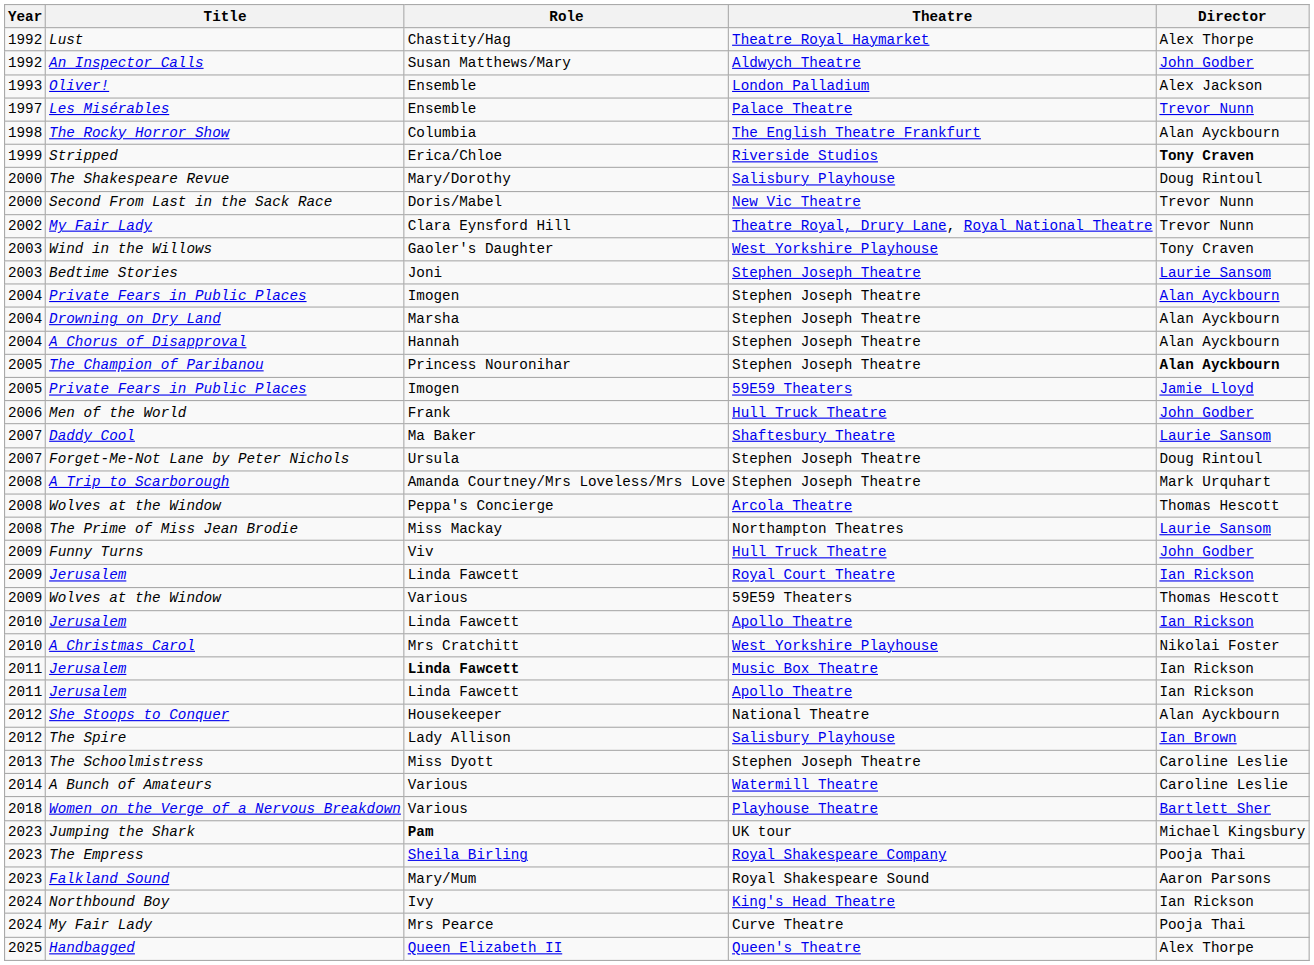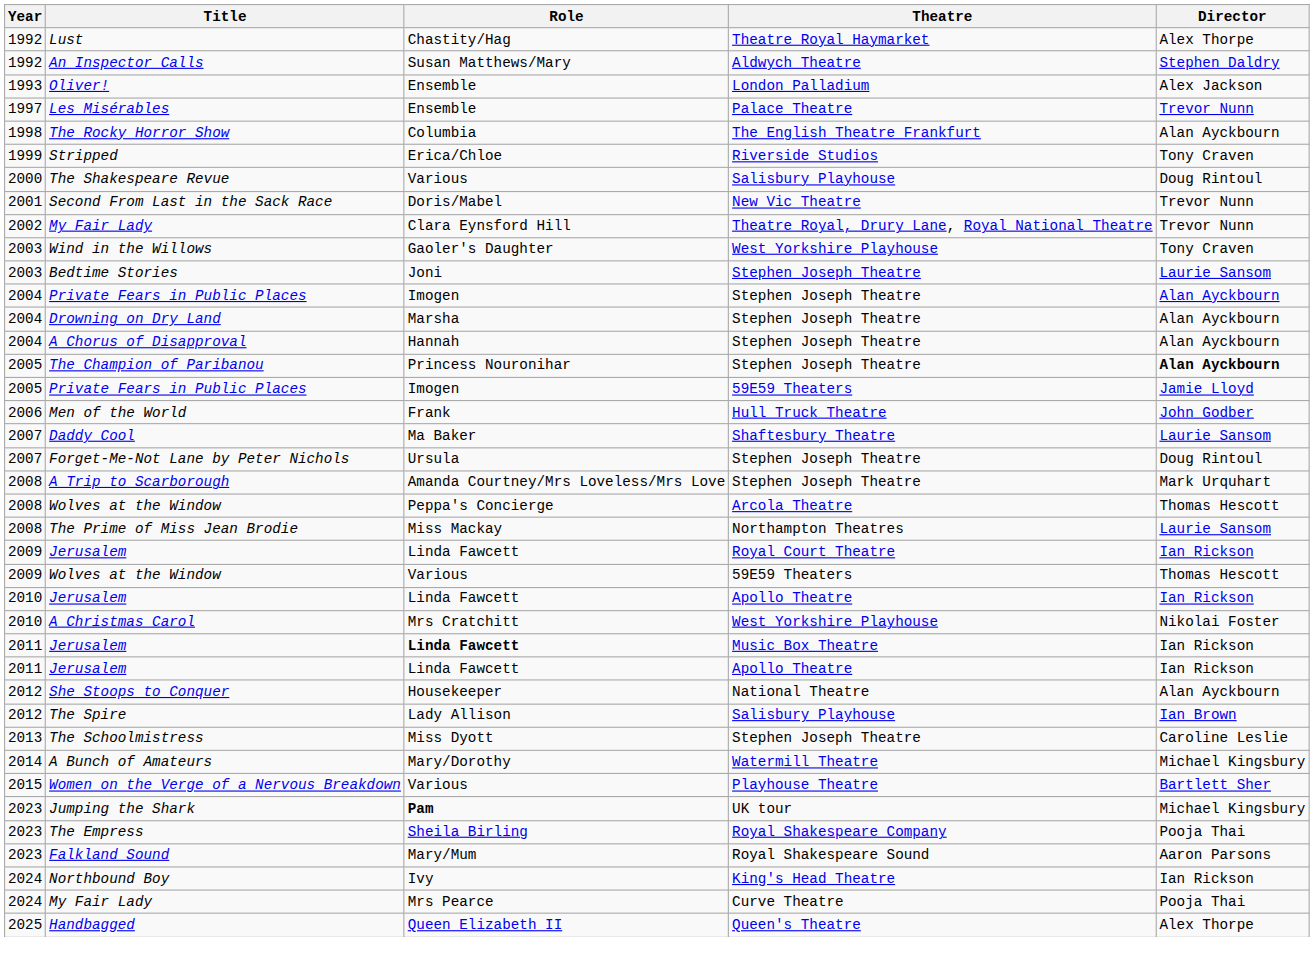(1207, 63) John Godber -> (1219, 63) Stephen Daldry
(1207, 156) bold -> (1207, 156) normal
(459, 179) Mary/Dorothy -> (438, 179) Various
(25, 203) 2000 -> (25, 203) 2001
- row: (96, 552)
(438, 785) Various -> (459, 762) Mary/Dorothy
(1224, 785) Caroline Leslie -> (1232, 762) Michael Kingsbury
(25, 809) 2018 -> (25, 785) 2015
